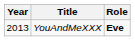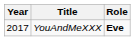(18, 28) 2013 -> (18, 28) 2017
